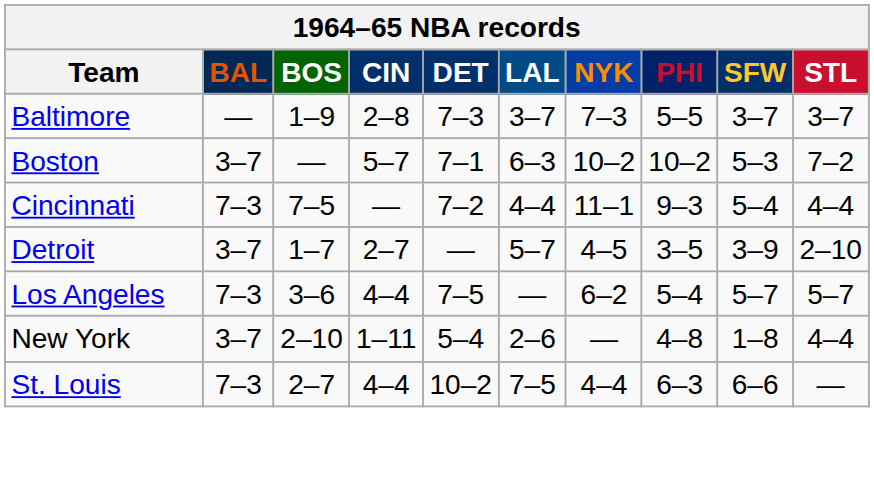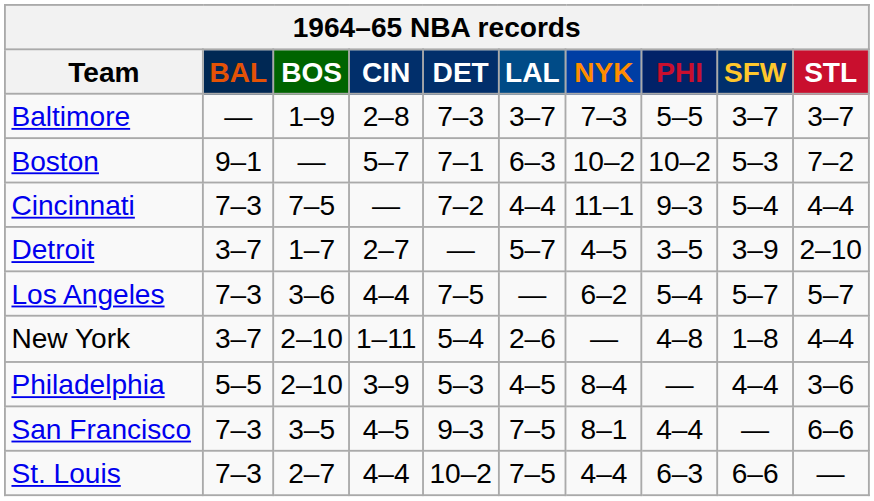(238, 161) 3–7 -> (238, 161) 9–1
+ row: (88, 383)
+ row: (101, 428)
